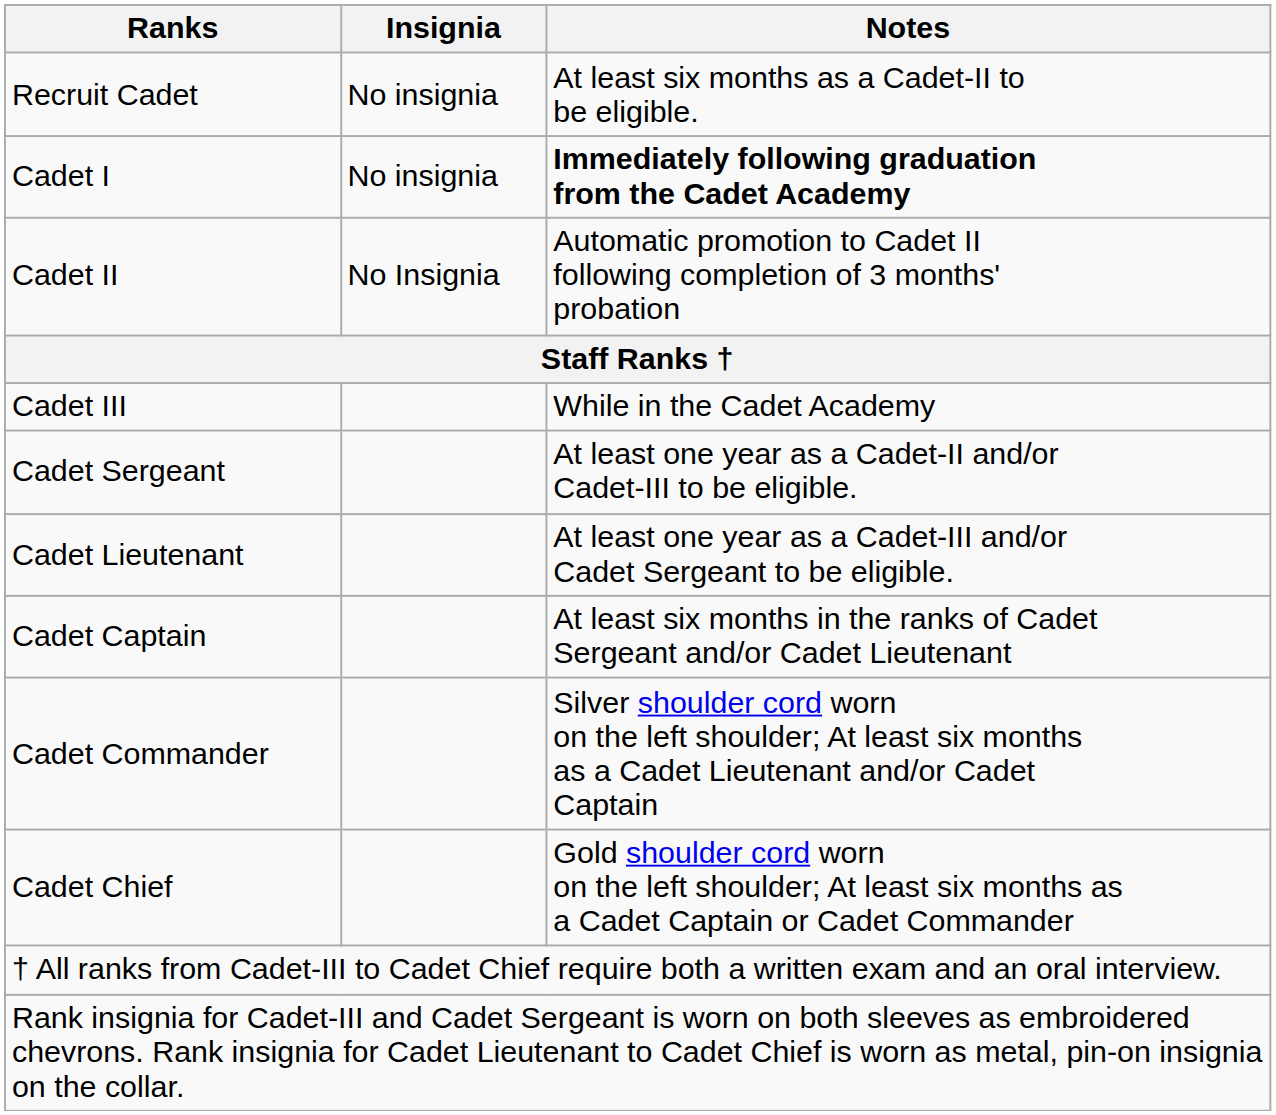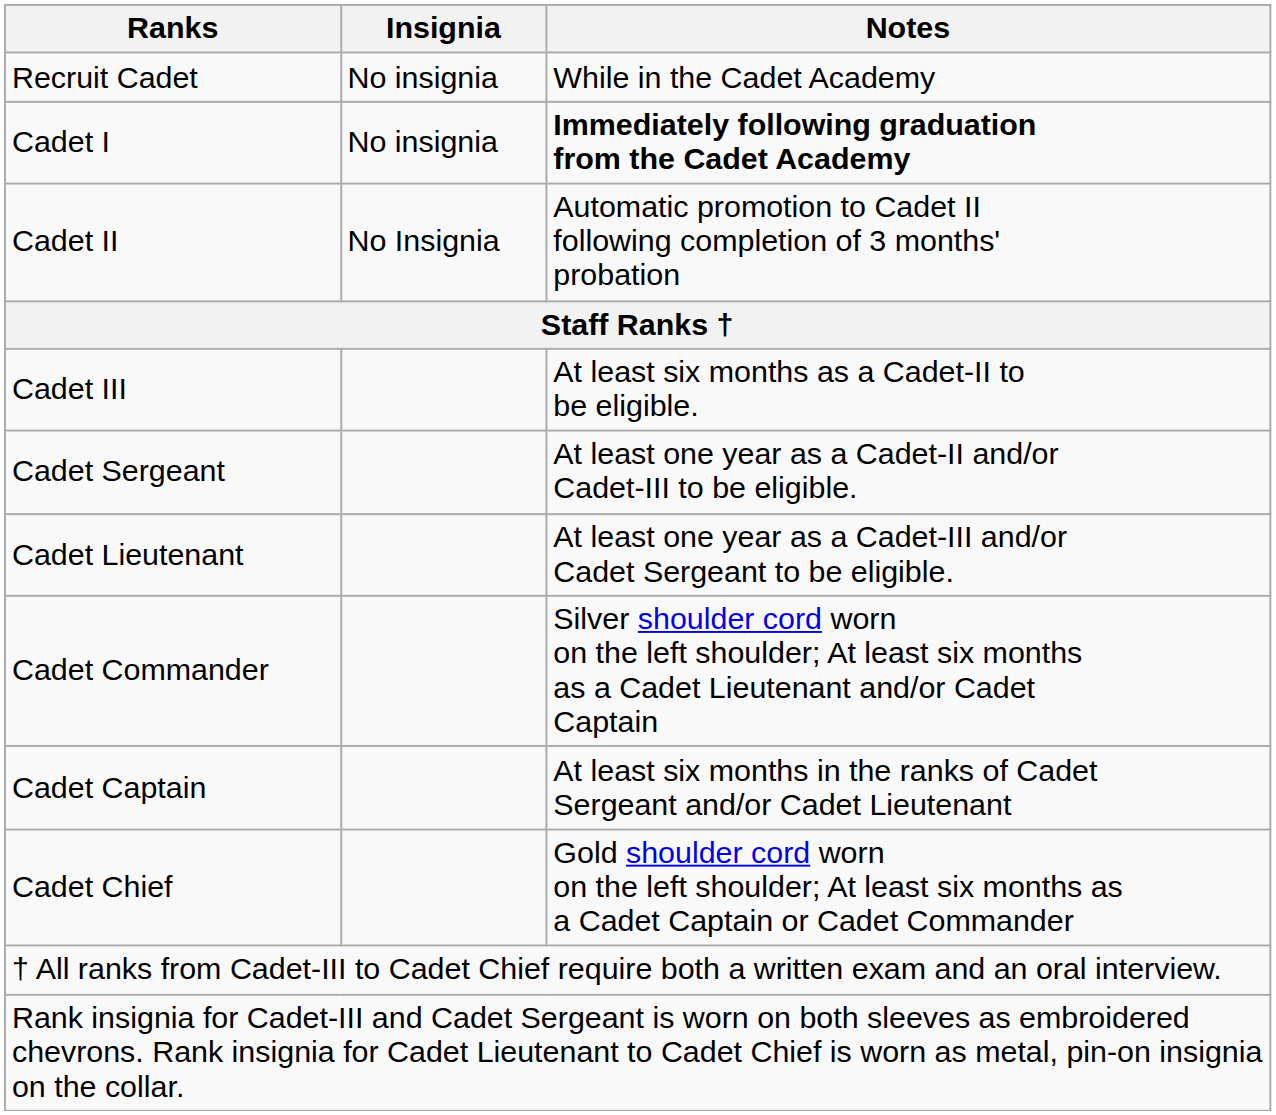(789, 93) At least six months as a Cadet-II to be eligible. -> (744, 76) While in the Cadet Academy
(744, 406) While in the Cadet Academy -> (789, 389) At least six months as a Cadet-II to be eligible.
rows swapped: (109, 636) <-> (140, 753)
